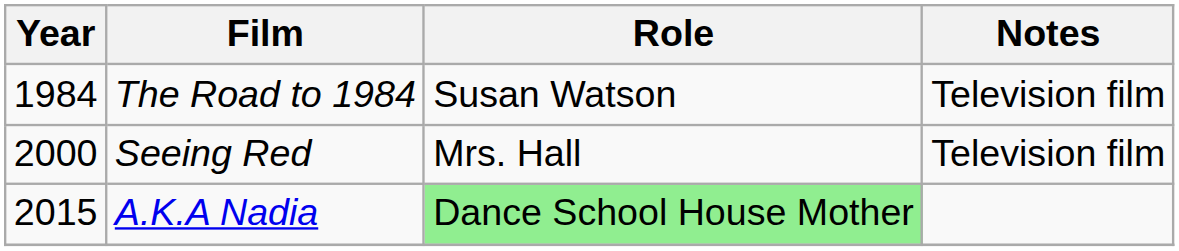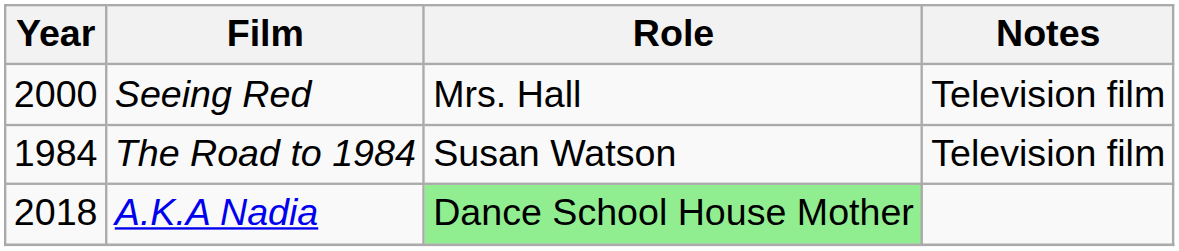rows swapped: (265, 93) <-> (213, 153)
(56, 213) 2015 -> (56, 213) 2018
